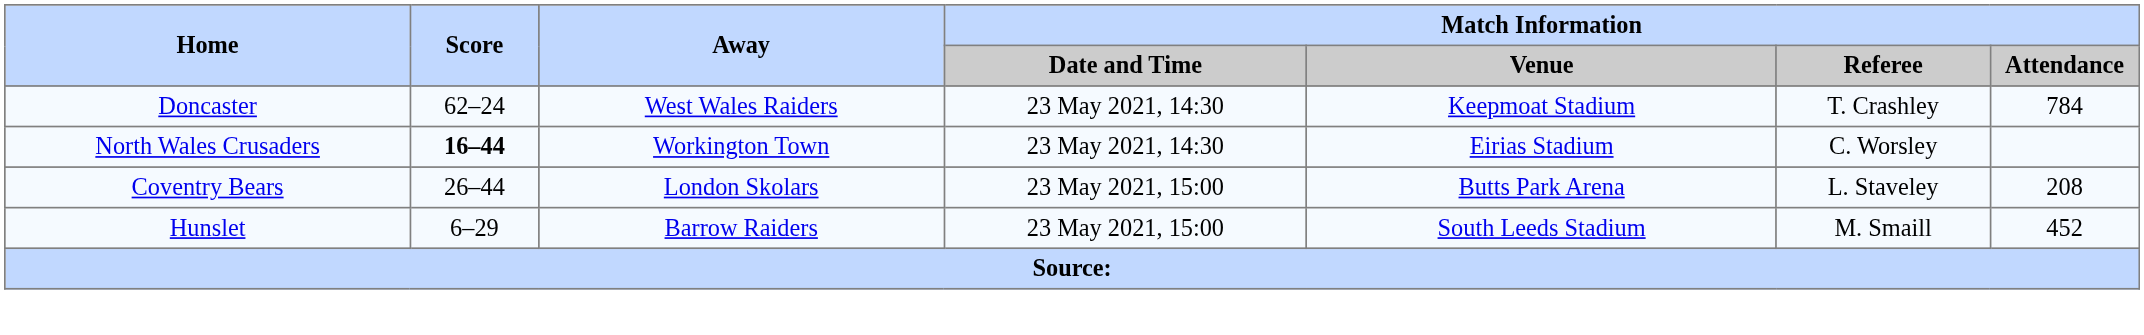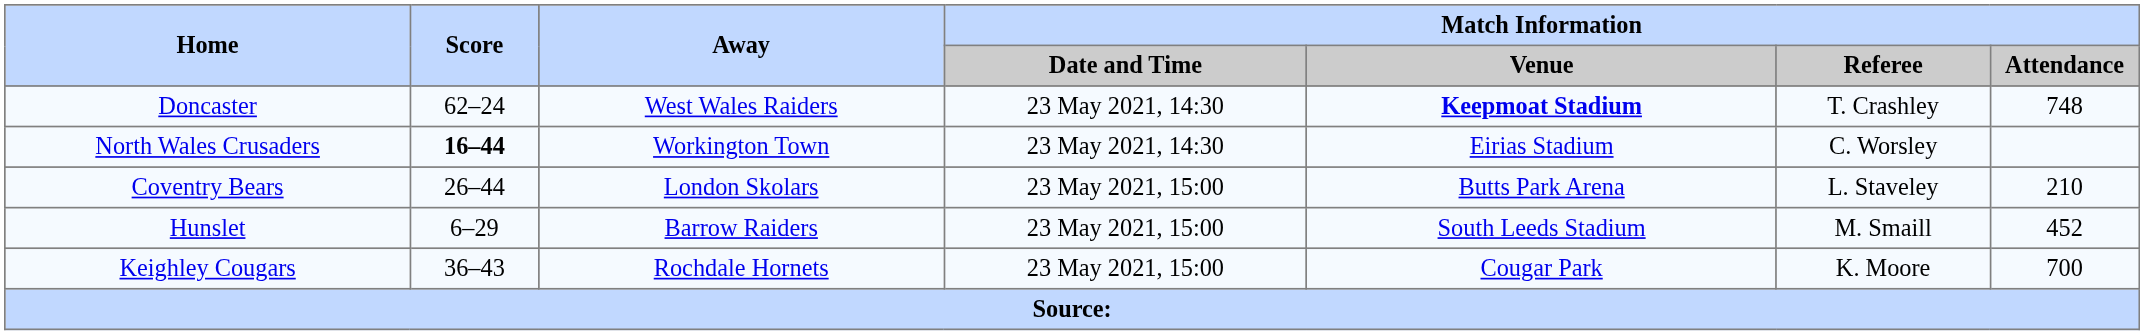(1542, 105) normal -> (1542, 105) bold
(2065, 105) 784 -> (2065, 105) 748
(2065, 187) 208 -> (2065, 187) 210
+ row: (208, 268)
